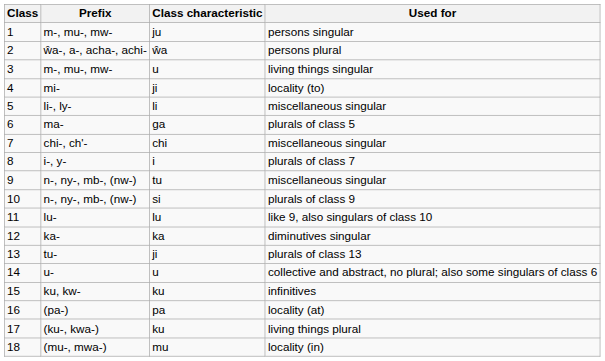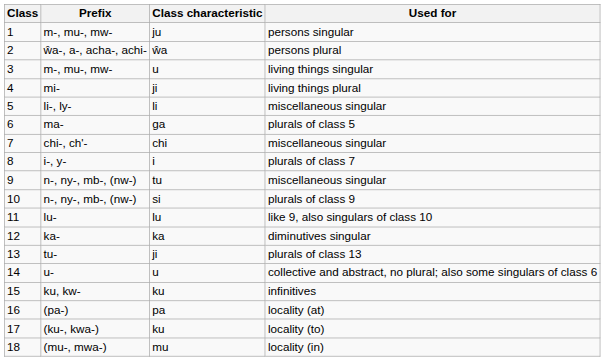(296, 87) locality (to) -> (314, 87) living things plural
(314, 328) living things plural -> (296, 328) locality (to)
